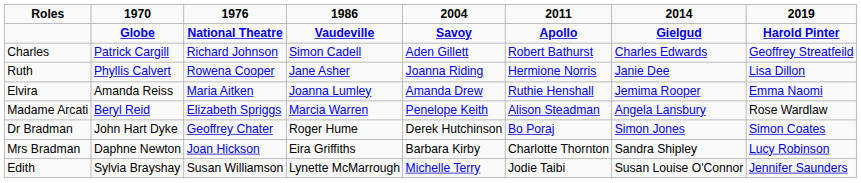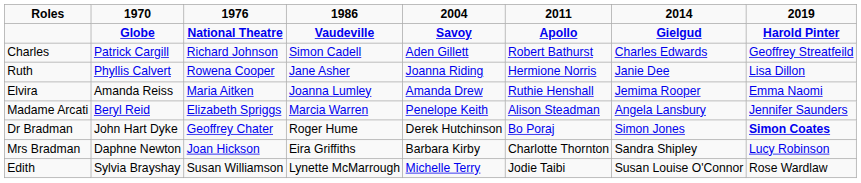(788, 110) Rose Wardlaw -> (798, 110) Jennifer Saunders
(787, 129) normal -> (790, 129) bold
(798, 168) Jennifer Saunders -> (788, 168) Rose Wardlaw
